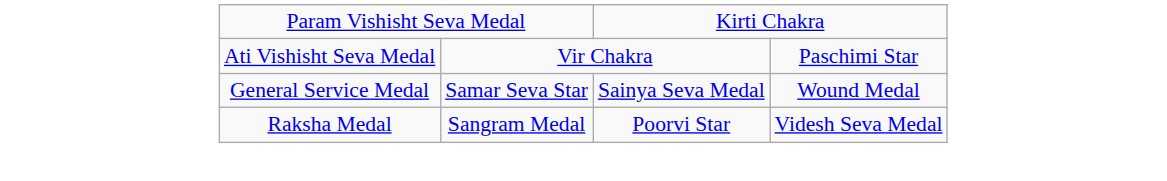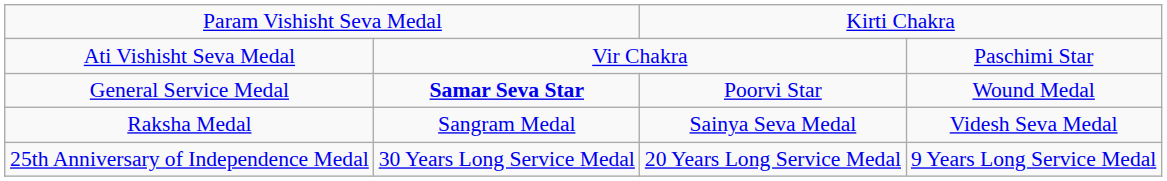(517, 90) normal -> (507, 90) bold
(681, 90) Sainya Seva Medal -> (773, 90) Poorvi Star
(681, 124) Poorvi Star -> (773, 124) Sainya Seva Medal
+ row: (189, 158)
